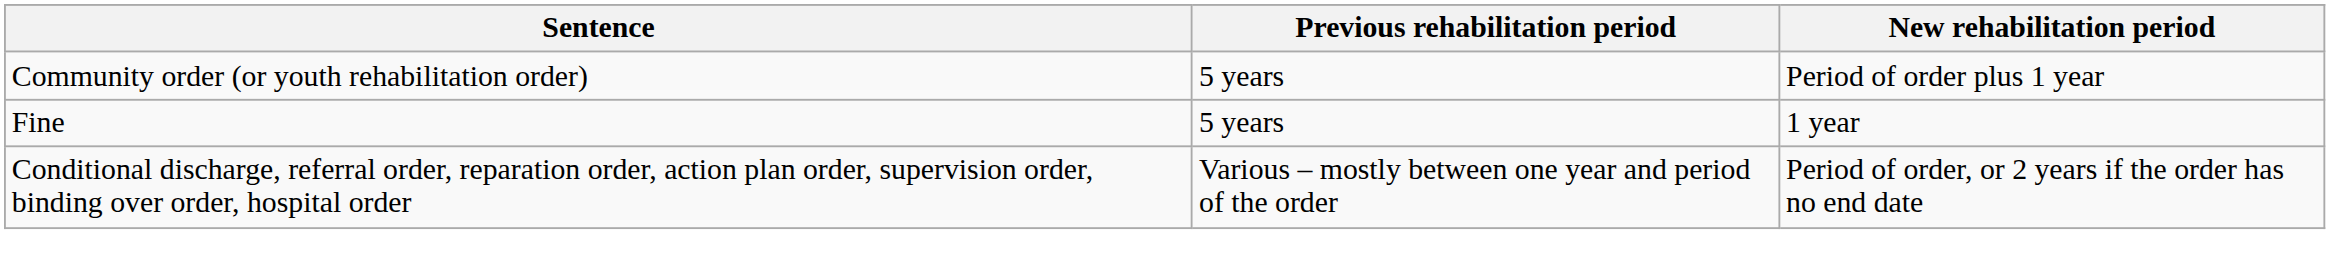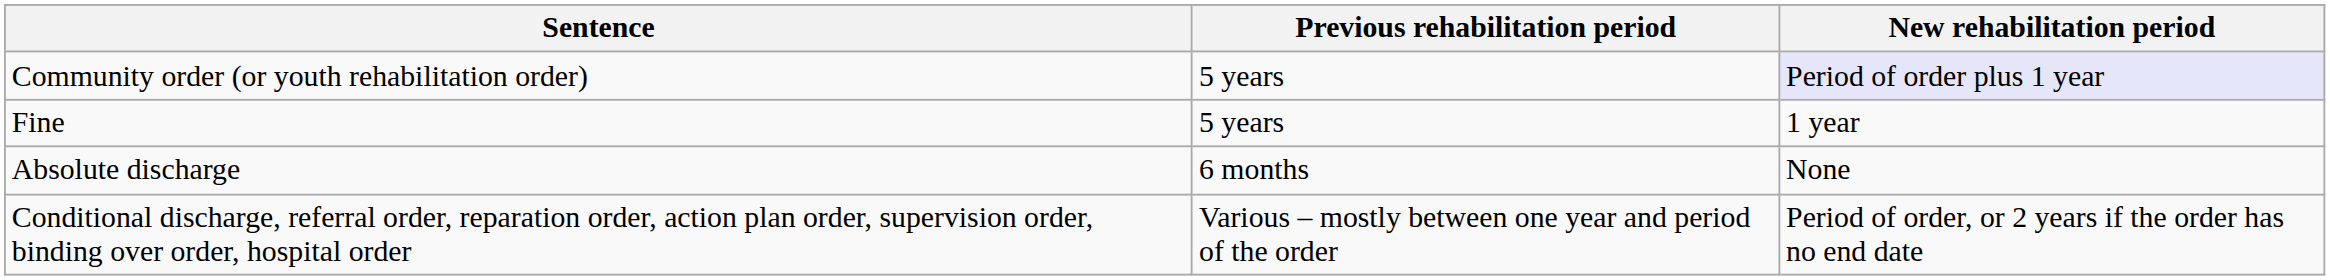(1945, 75) no background -> (1945, 75) lavender background
+ row: (126, 169)
